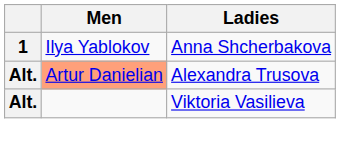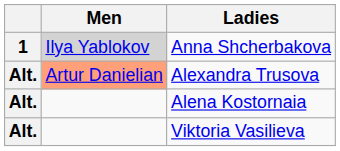(97, 46) no background -> (97, 46) lightgrey background
+ row: (239, 103)
